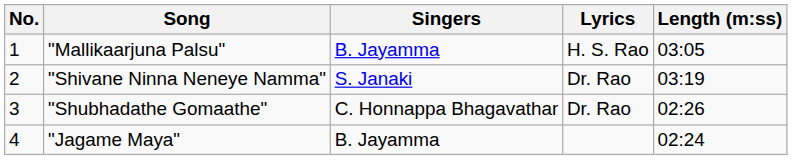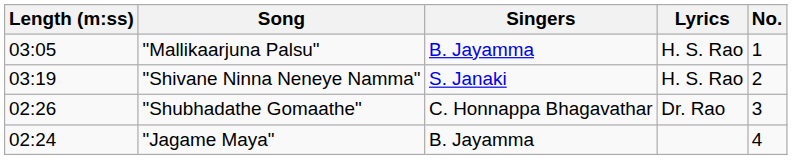columns swapped: (24, 19) <-> (720, 19)
(599, 79) Dr. Rao -> (702, 79) H. S. Rao
